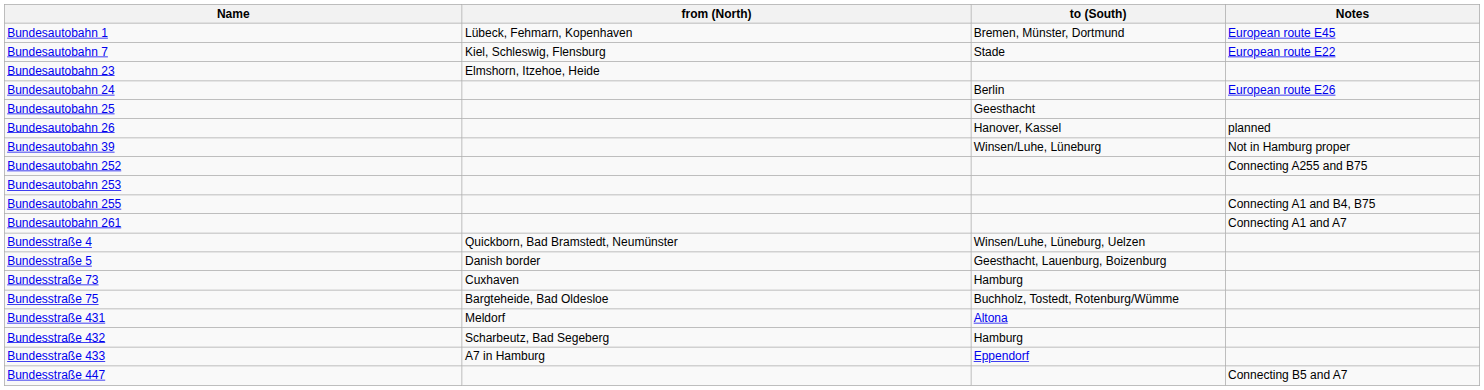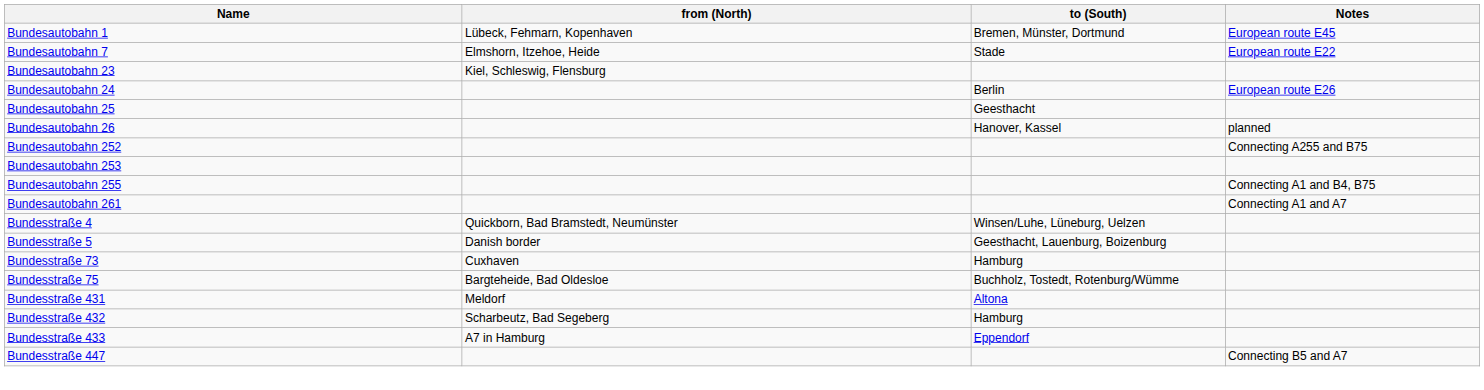(535, 52) Kiel, Schleswig, Flensburg -> (532, 52) Elmshorn, Itzehoe, Heide
(532, 71) Elmshorn, Itzehoe, Heide -> (535, 71) Kiel, Schleswig, Flensburg
- row: (61, 147)
